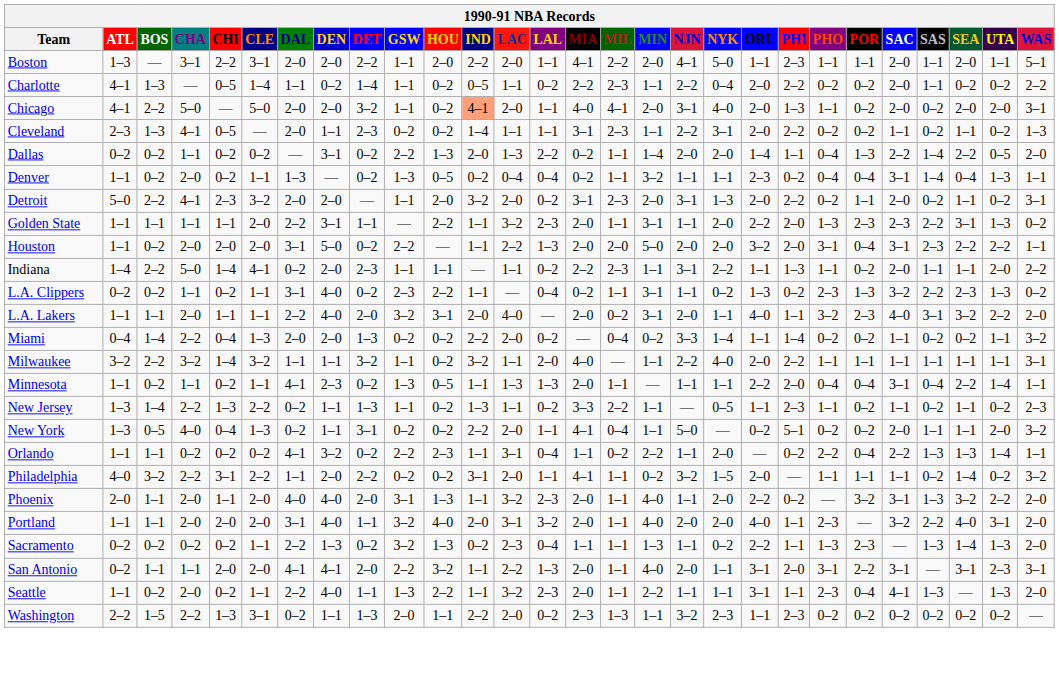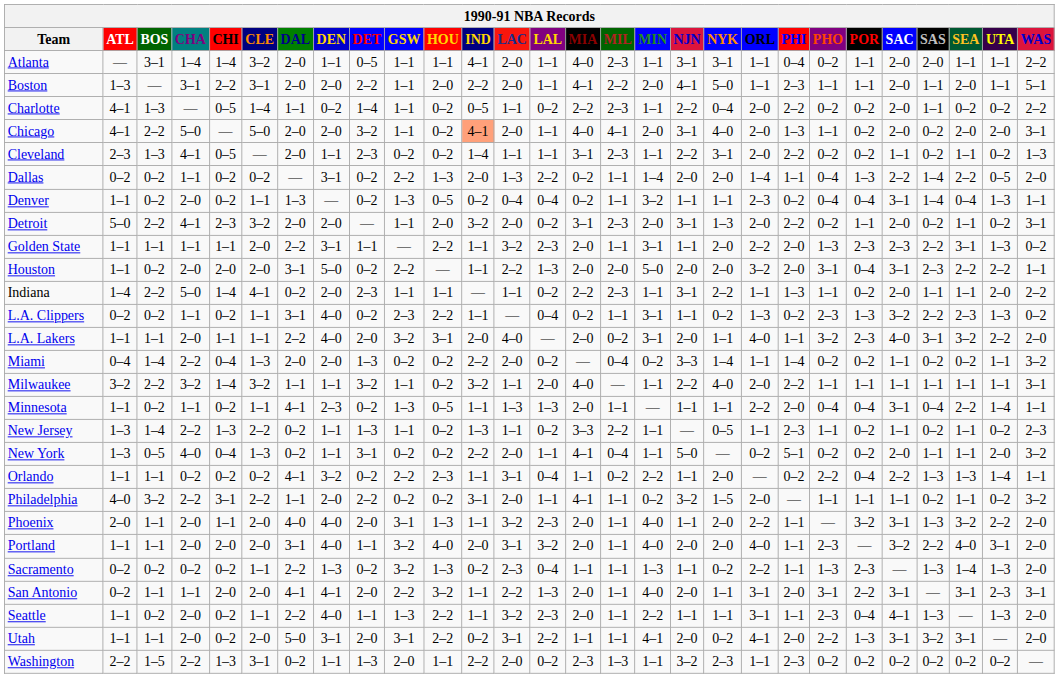+ row: (28, 62)
(966, 477) 1–4 -> (966, 500) 1–1
(794, 500) 0–2 -> (794, 523) 1–1
+ row: (21, 638)
